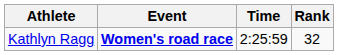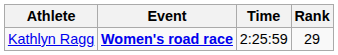(312, 39) 32 -> (312, 39) 29
